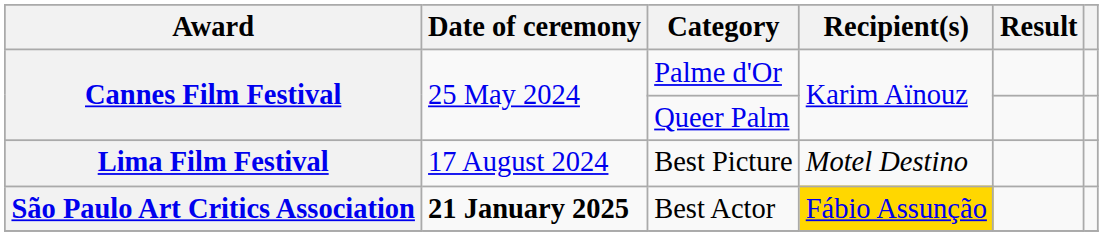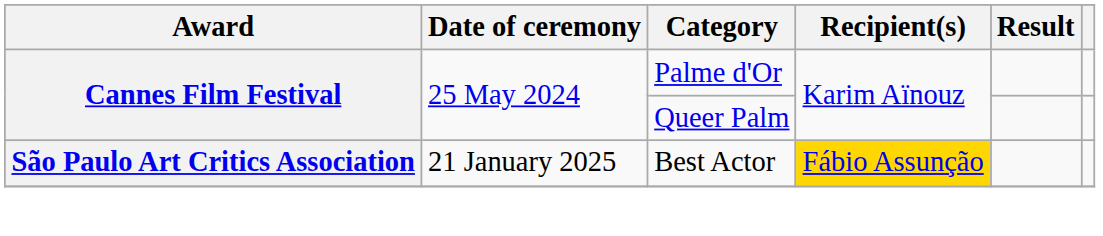- row: (723, 162)
(529, 207) bold -> (522, 162) normal
